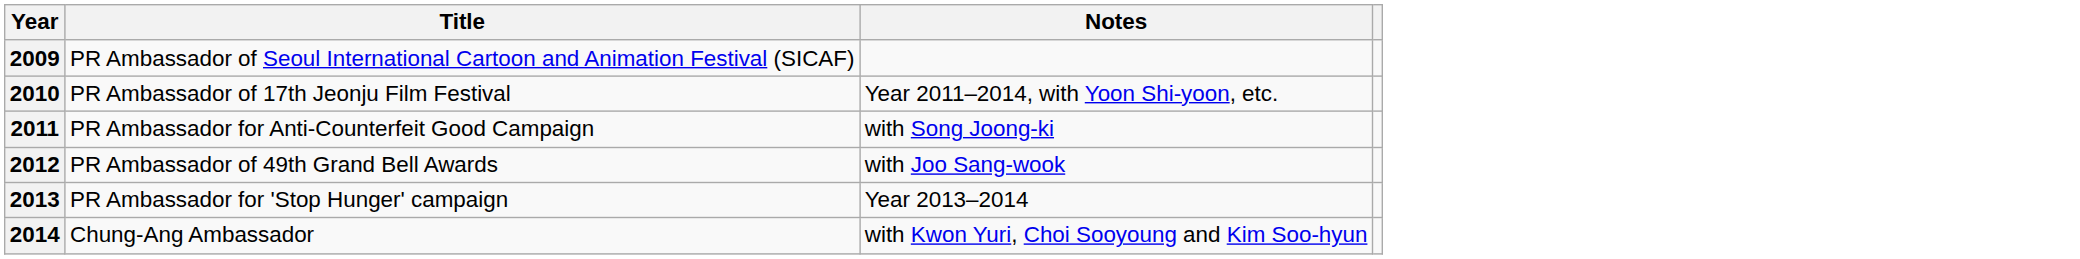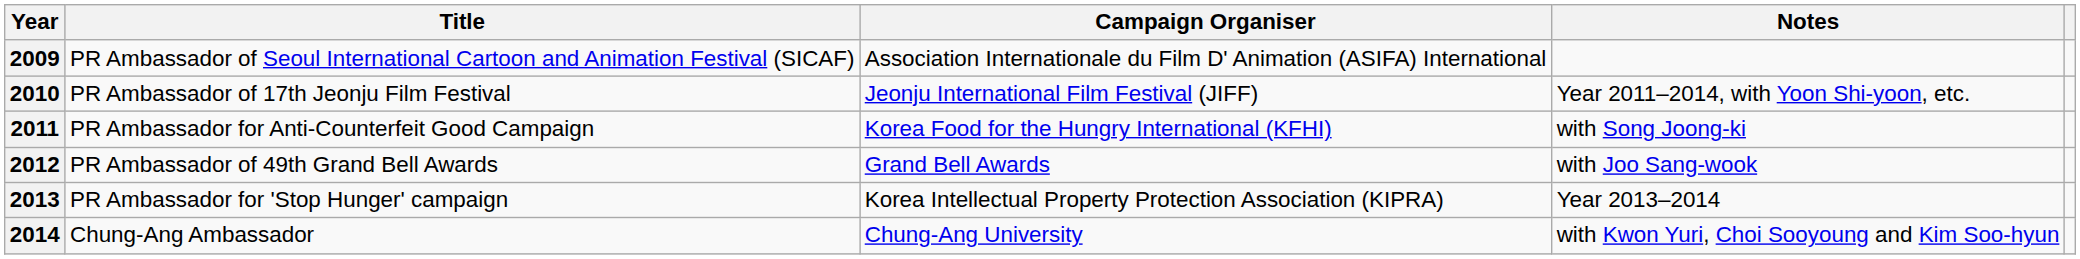+ column: (1206, 22)
